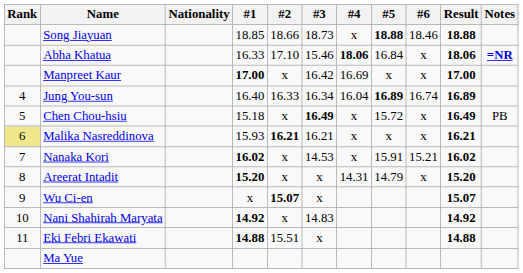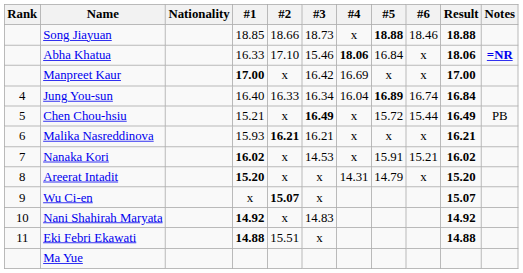(461, 95) 16.89 -> (461, 95) 16.84
(250, 116) 15.18 -> (250, 116) 15.21
(423, 116) x -> (423, 116) 15.44
(22, 136) khaki background -> (22, 136) no background
